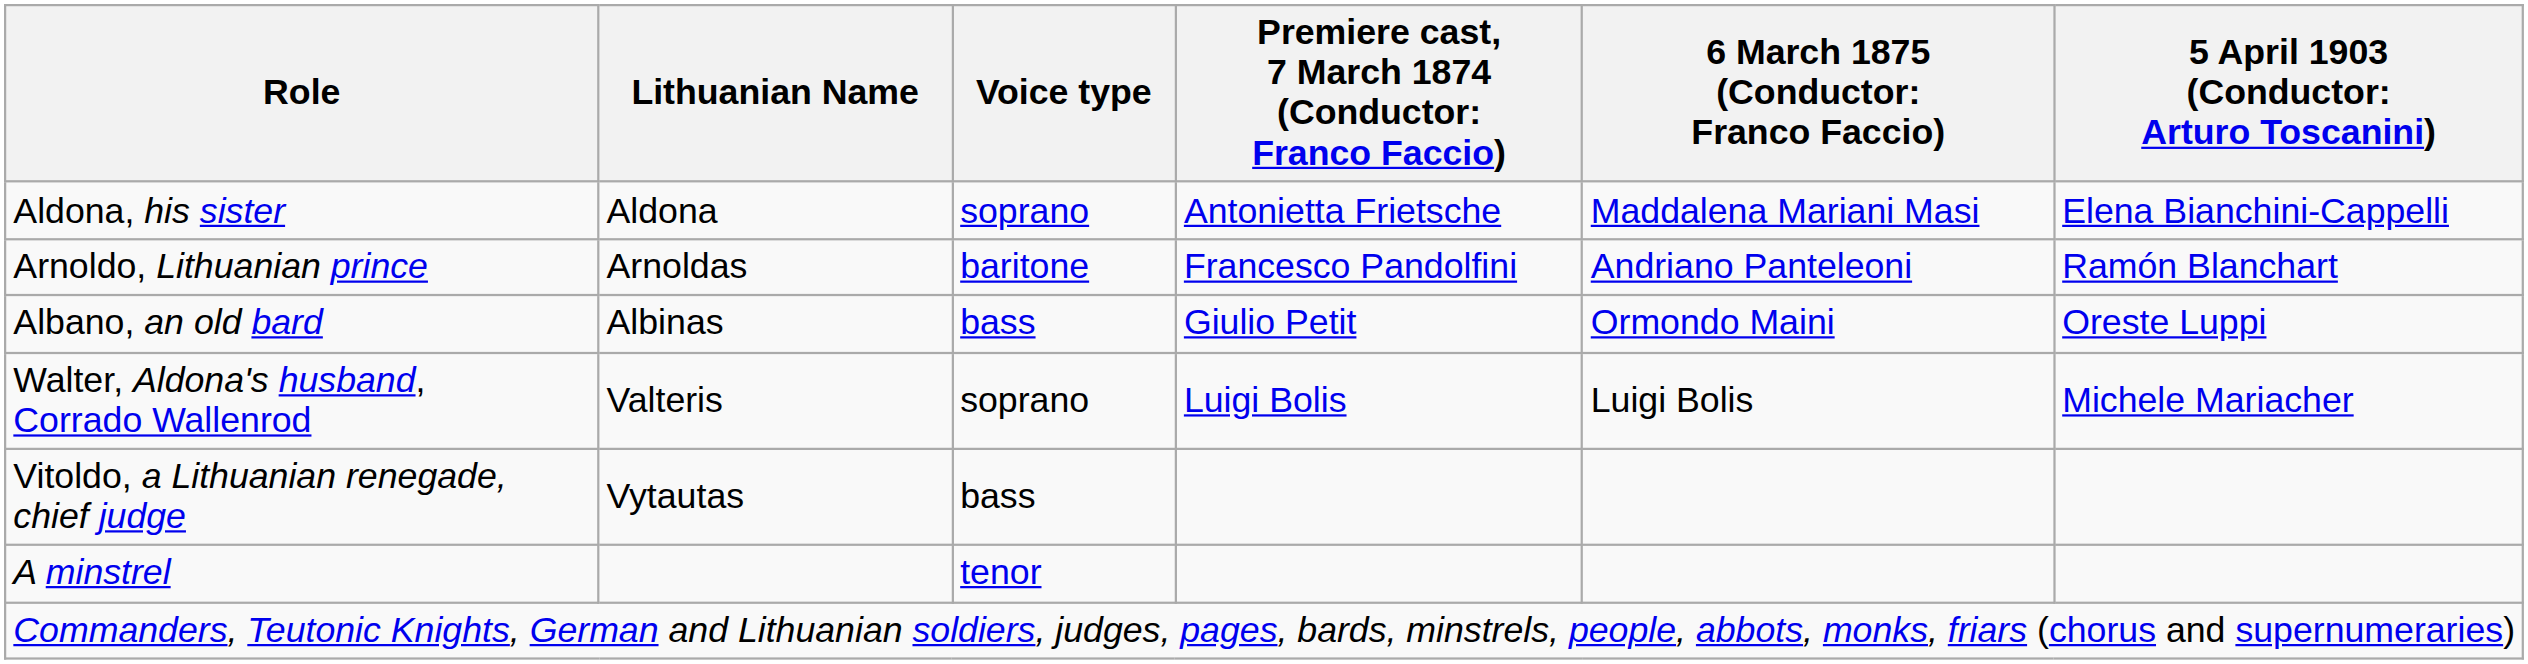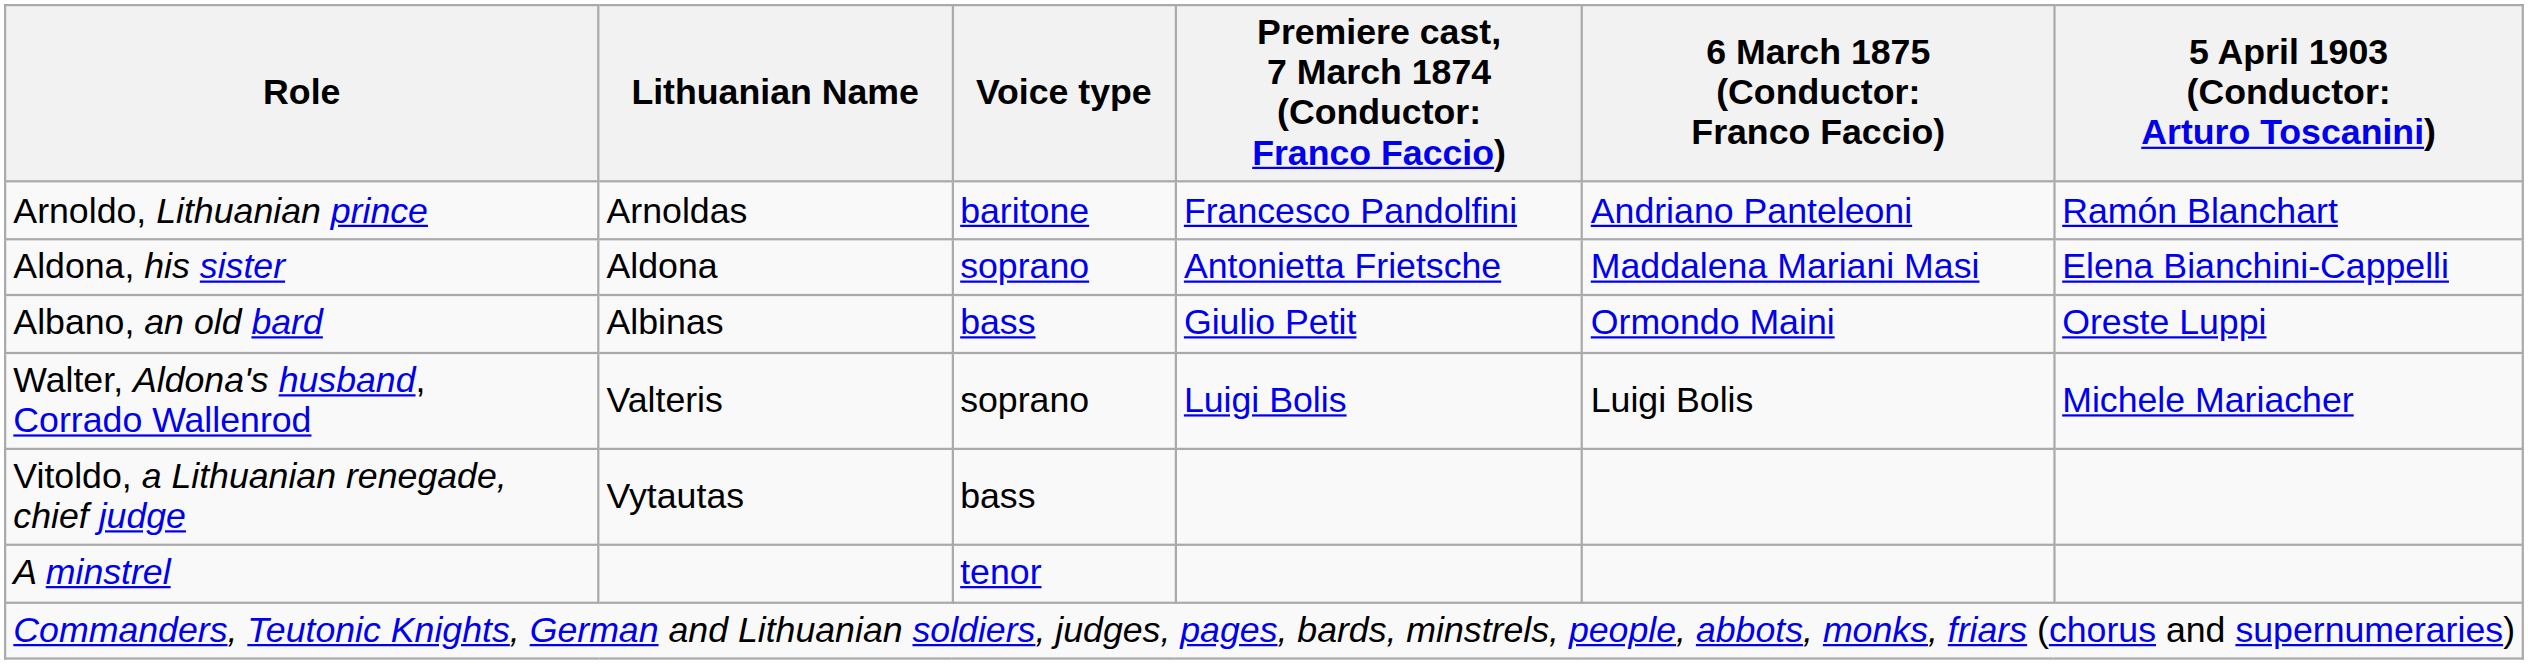rows swapped: (221, 266) <-> (149, 209)
